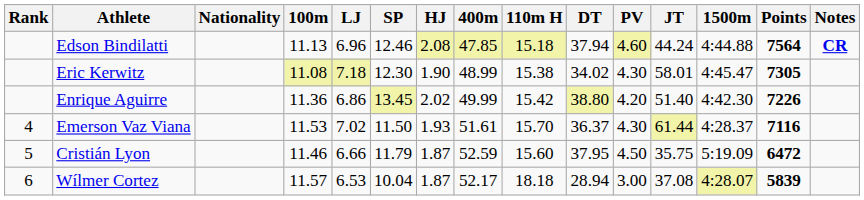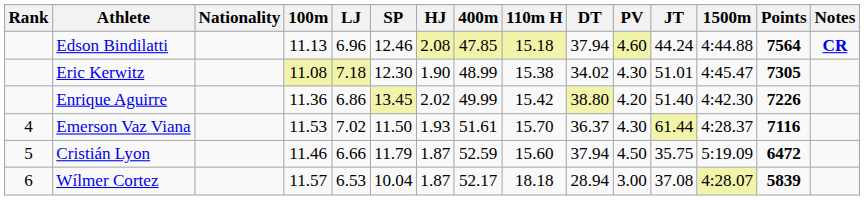(674, 72) 58.01 -> (674, 72) 51.01
(590, 153) 37.95 -> (590, 153) 37.94
